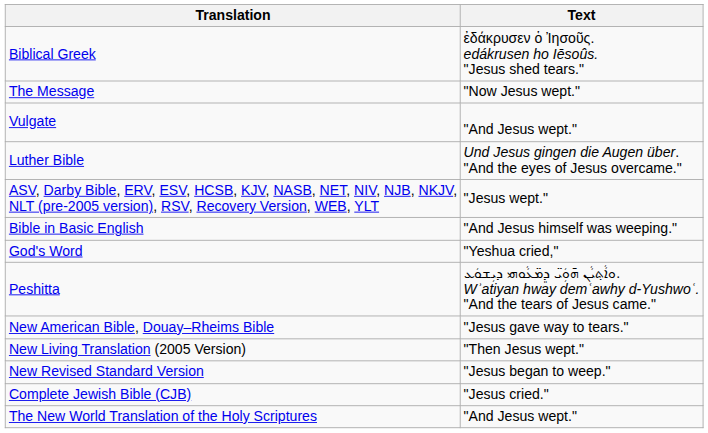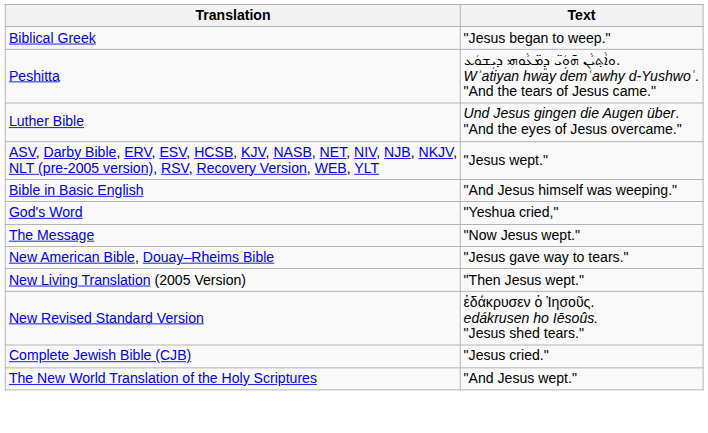(531, 53) ἐδάκρυσεν ὁ Ἰησοῦς. edákrusen ho Iēsoûs. "Jesus shed tears." -> (537, 37) "Jesus began to weep."
rows swapped: (34, 289) <-> (52, 92)
- row: (33, 122)
(537, 372) "Jesus began to weep." -> (531, 318) ἐδάκρυσεν ὁ Ἰησοῦς. edákrusen ho Iēsoûs. "Jesus shed tears."
